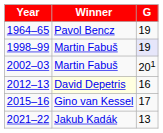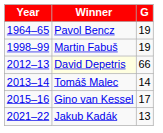(145, 47) lavender background -> (145, 47) no background
- row: (28, 66)
(145, 85) 16 -> (145, 64) 66
+ row: (28, 82)
